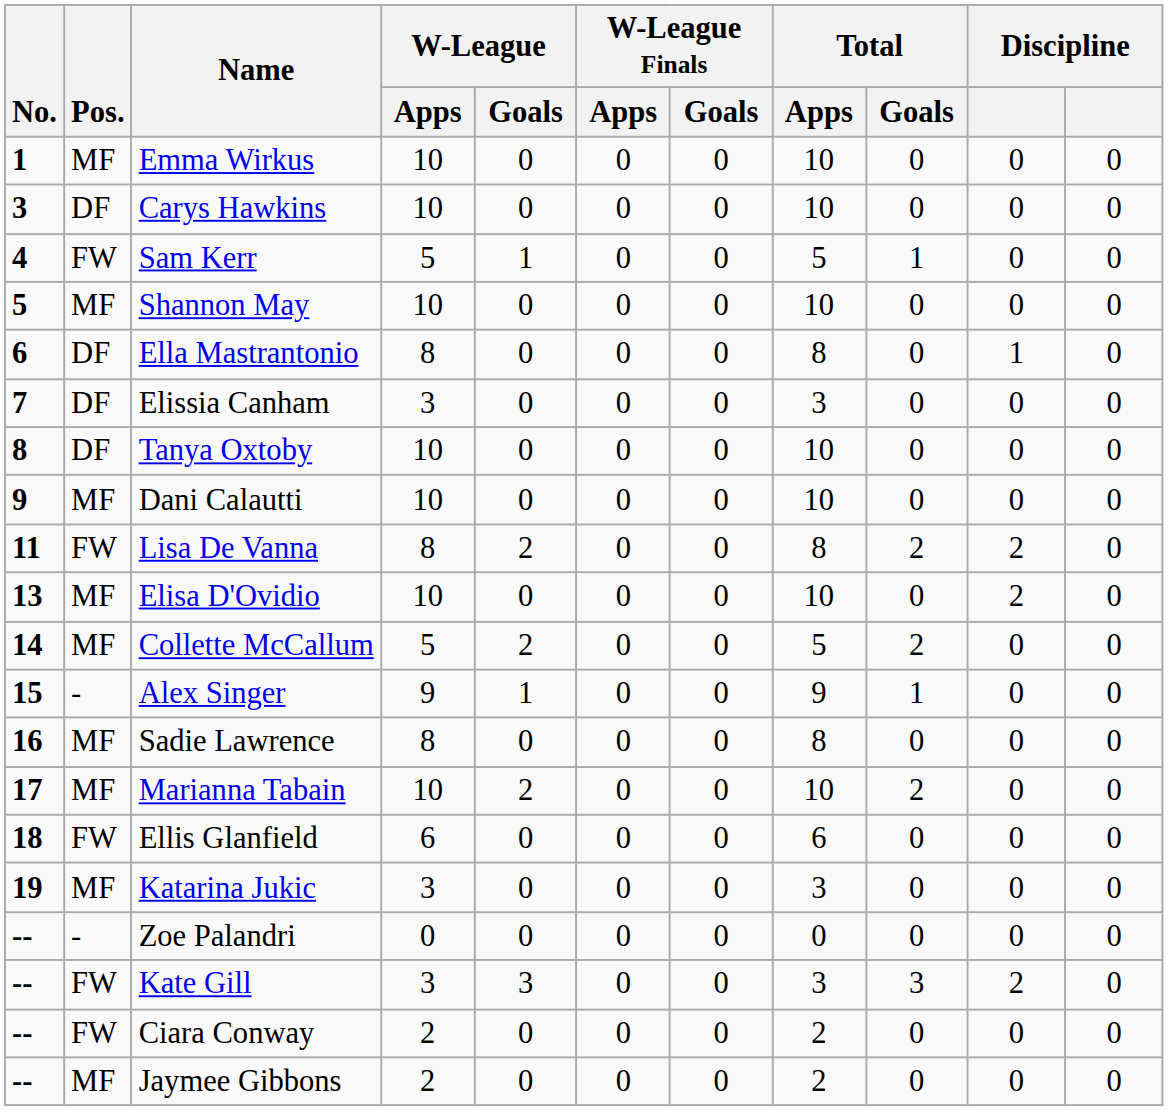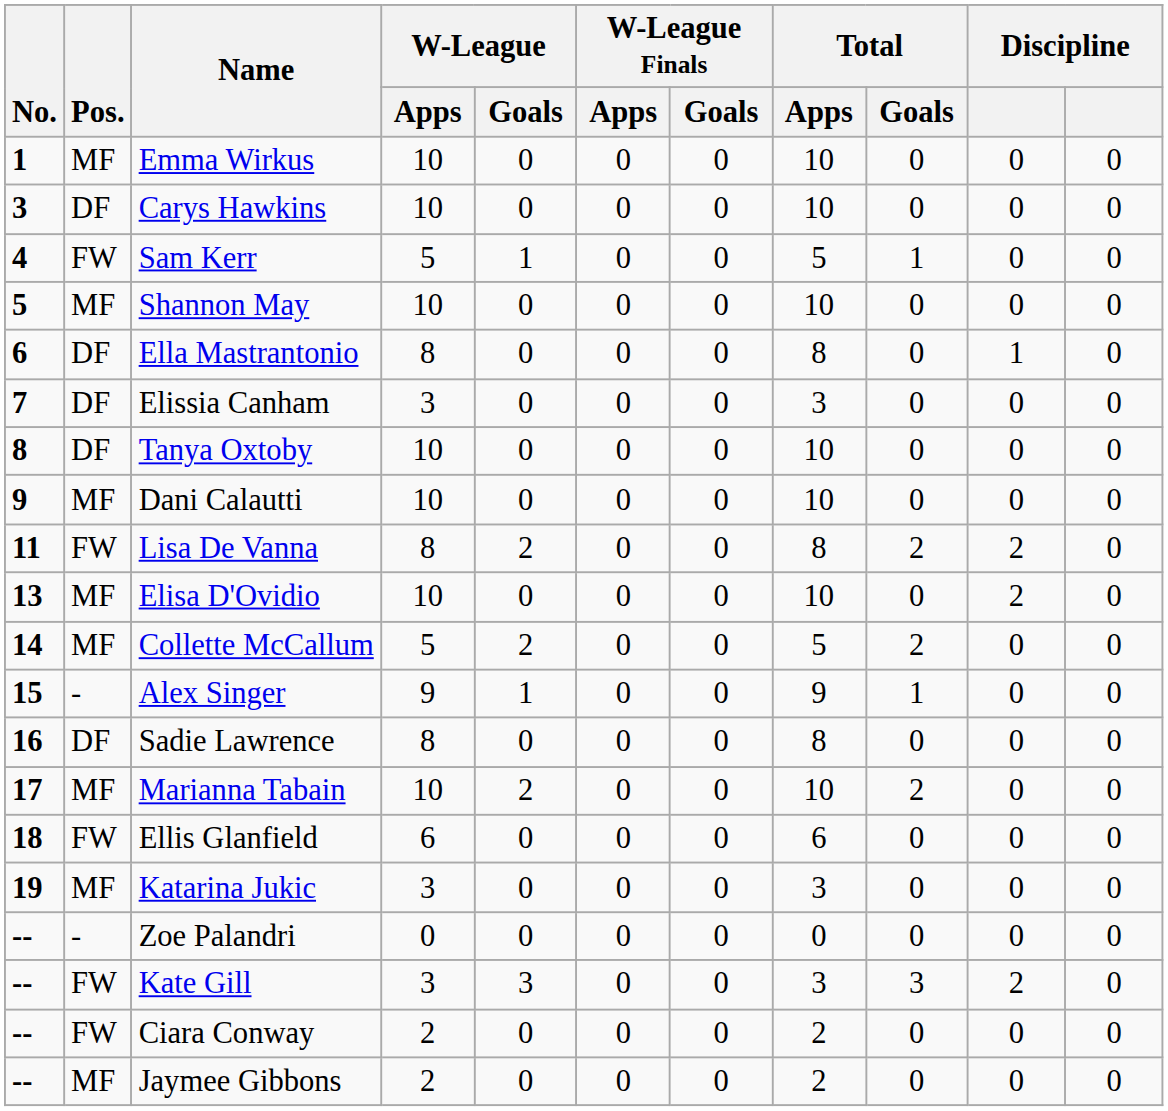(93, 741) MF -> (91, 741) DF
